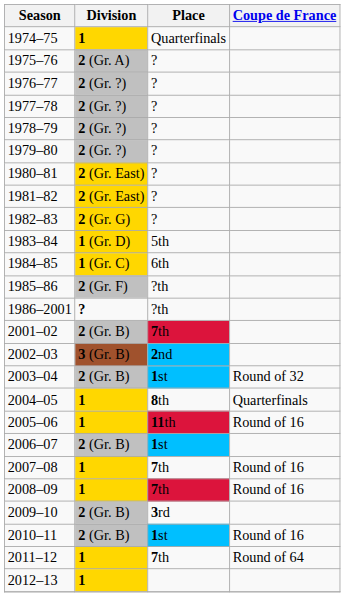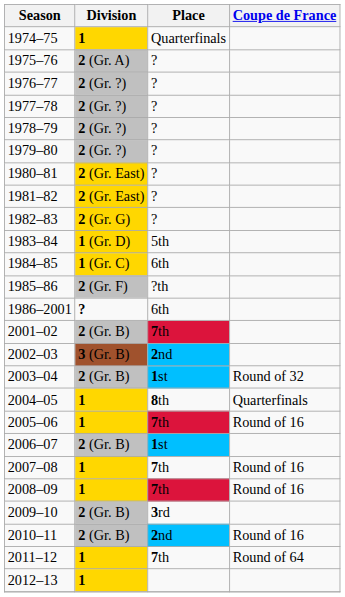(160, 309) ?th -> (160, 309) 6th
(163, 422) 11th -> (160, 422) 7th
(159, 535) 1st -> (162, 535) 2nd
